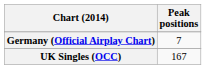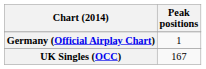(179, 40) 7 -> (179, 40) 1
